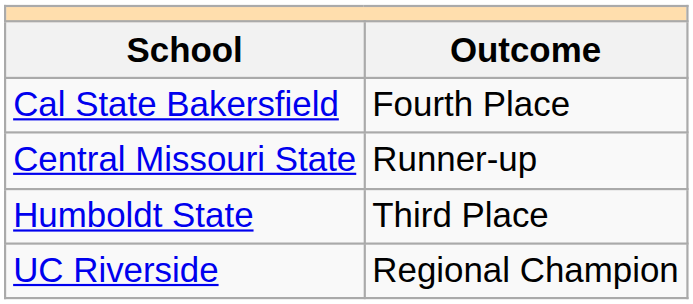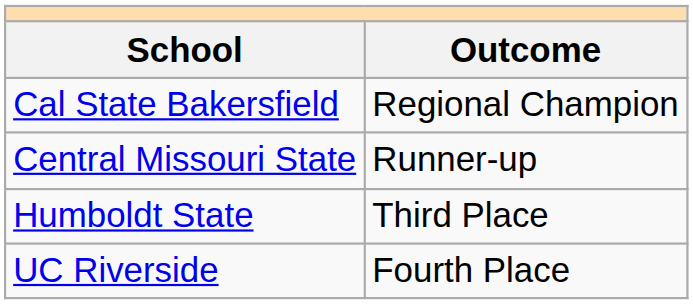(471, 104) Fourth Place -> (525, 104) Regional Champion
(525, 270) Regional Champion -> (471, 270) Fourth Place
